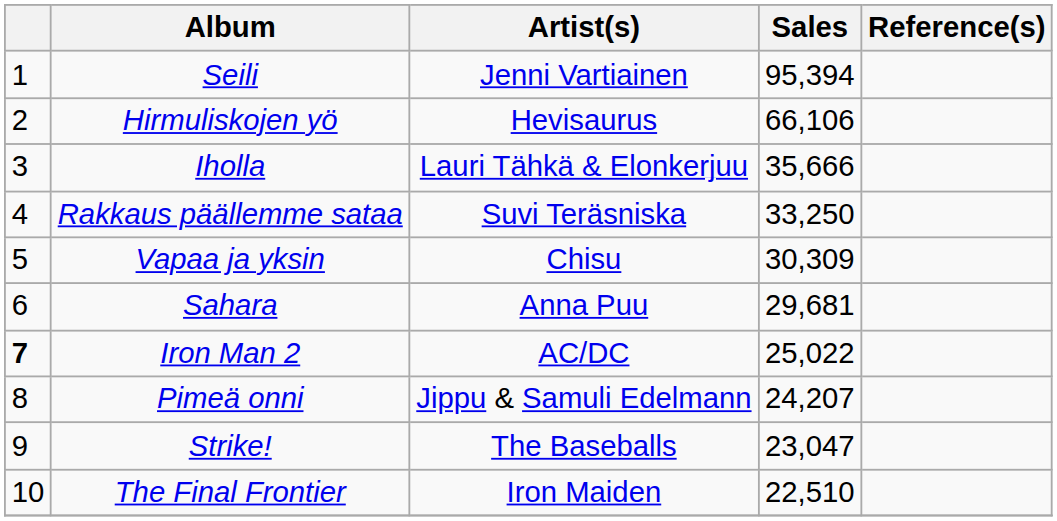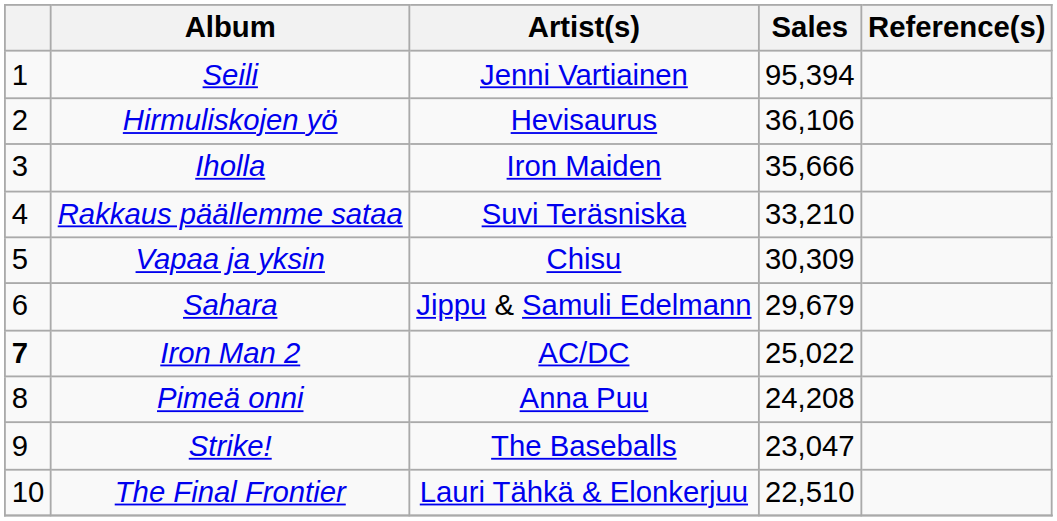(810, 120) 66,106 -> (810, 120) 36,106
(584, 167) Lauri Tähkä & Elonkerjuu -> (584, 167) Iron Maiden
(810, 213) 33,250 -> (810, 213) 33,210
(584, 306) Anna Puu -> (584, 306) Jippu & Samuli Edelmann
(810, 306) 29,681 -> (810, 306) 29,679
(584, 399) Jippu & Samuli Edelmann -> (584, 399) Anna Puu
(810, 399) 24,207 -> (810, 399) 24,208
(584, 492) Iron Maiden -> (584, 492) Lauri Tähkä & Elonkerjuu
